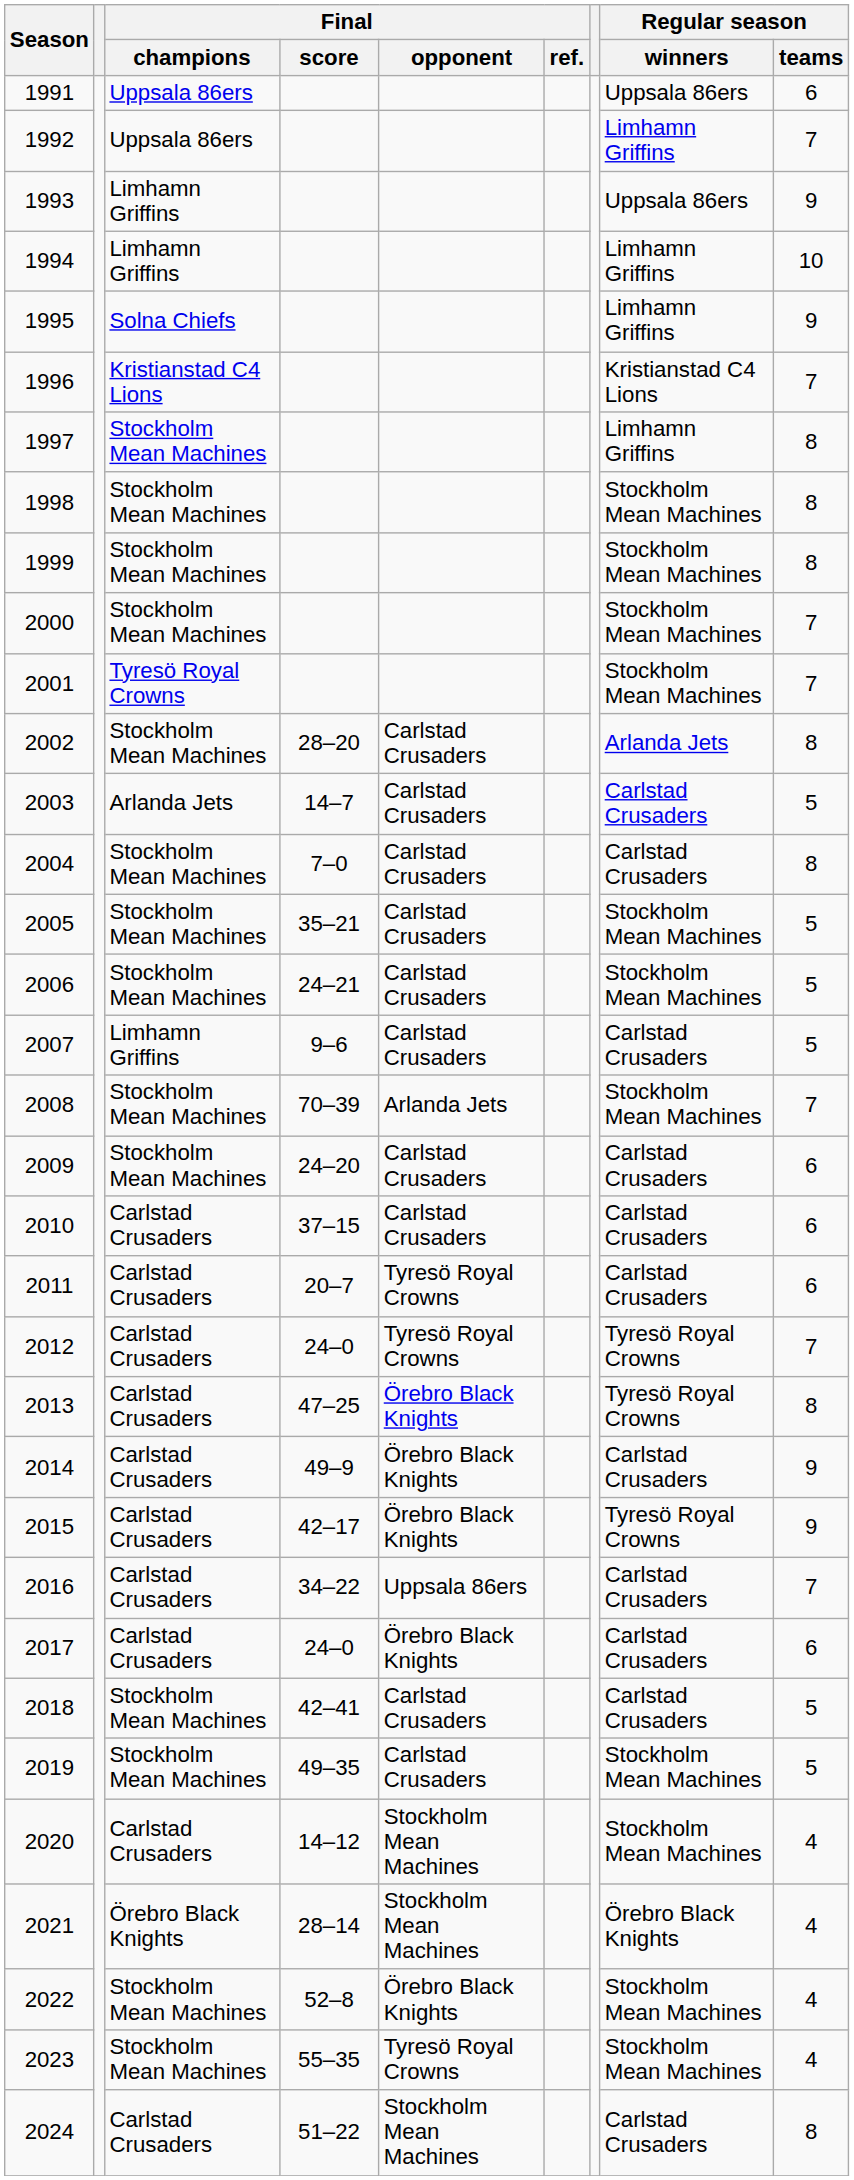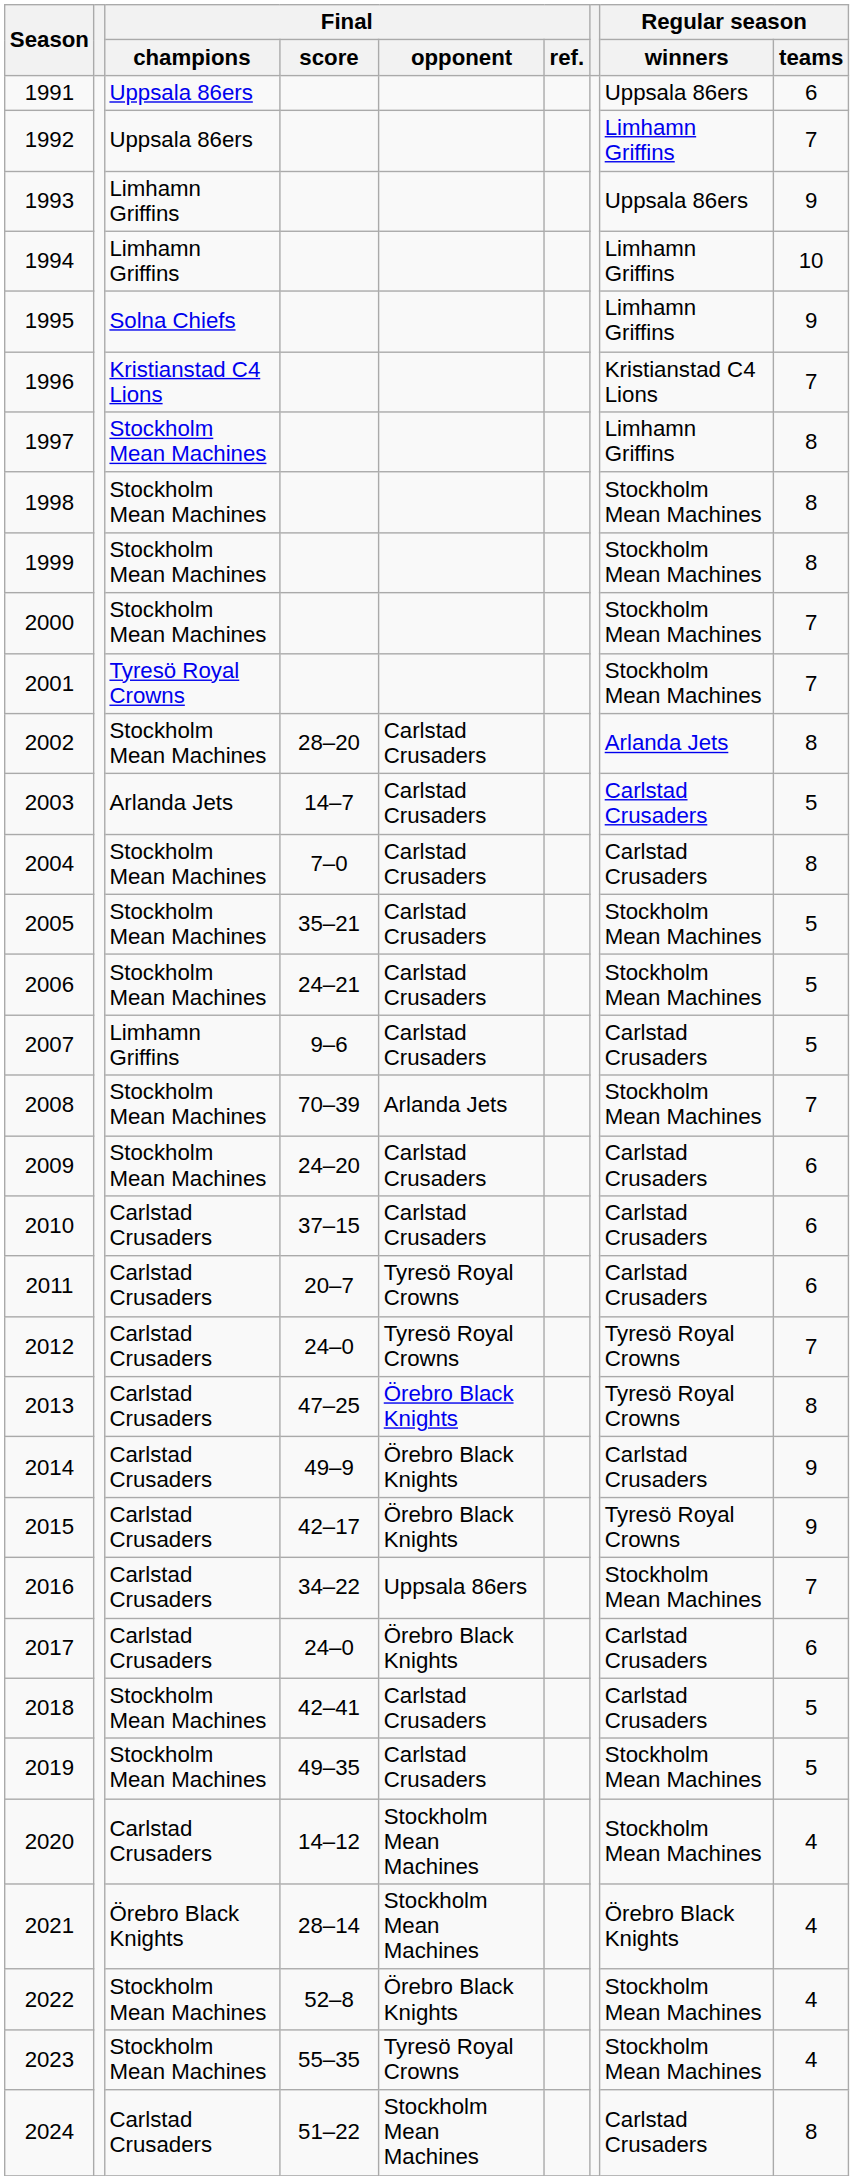(656, 1587) Carlstad Crusaders -> (683, 1587) Stockholm Mean Machines
